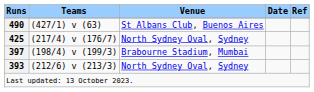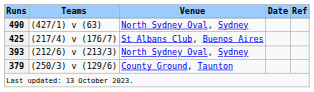(192, 25) St Albans Club, Buenos Aires -> (185, 25) North Sydney Oval, Sydney
(185, 39) North Sydney Oval, Sydney -> (192, 39) St Albans Club, Buenos Aires
- row: (17, 53)
+ row: (17, 66)
